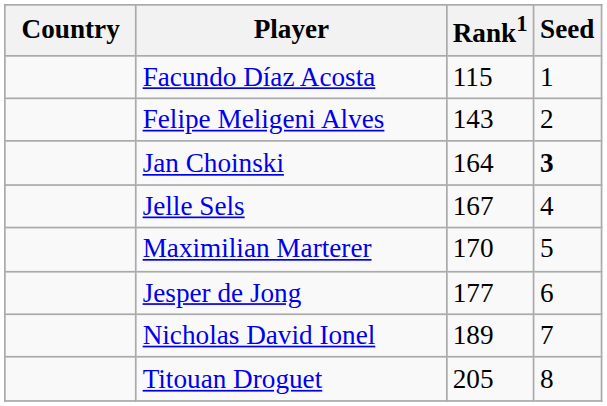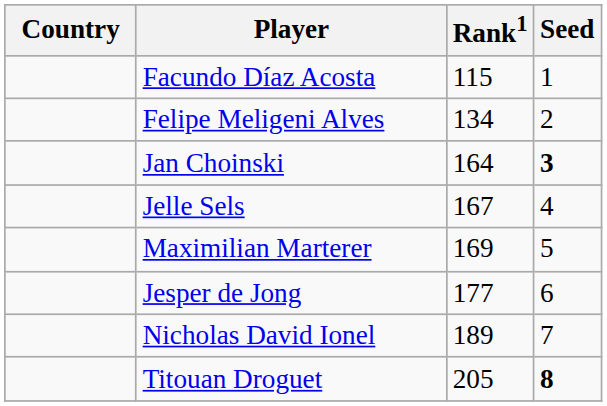(473, 119) 143 -> (473, 119) 134
(473, 249) 170 -> (473, 249) 169
(547, 378) normal -> (547, 378) bold
